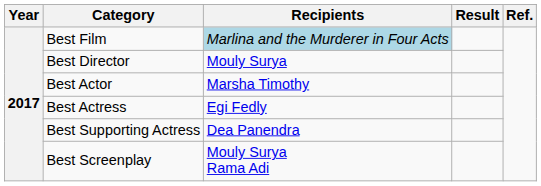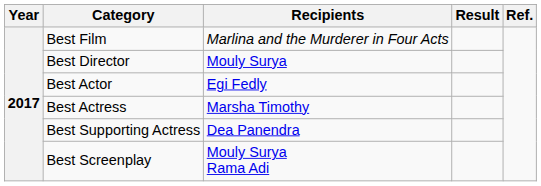(328, 38) lightblue background -> (328, 38) no background
(258, 84) Marsha Timothy -> (237, 84) Egi Fedly
(237, 107) Egi Fedly -> (258, 107) Marsha Timothy
